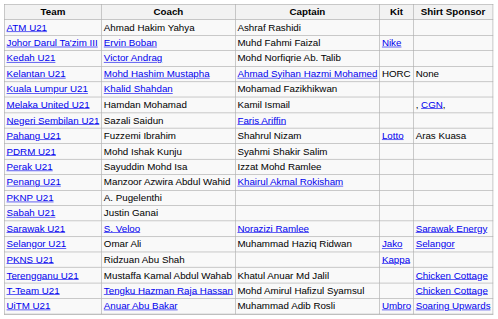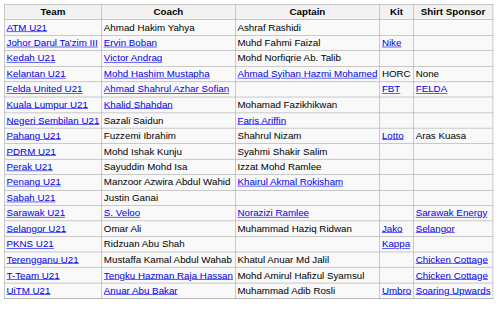+ row: (45, 89)
- row: (48, 105)
- row: (30, 197)
